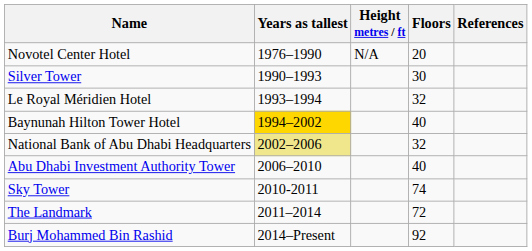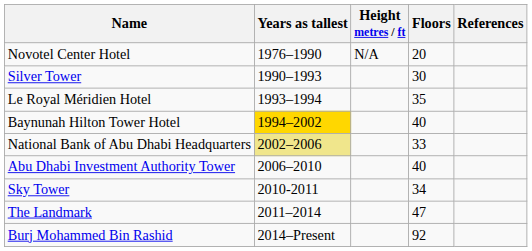(419, 99) 32 -> (419, 99) 35
(419, 144) 32 -> (419, 144) 33
(419, 189) 74 -> (419, 189) 34
(419, 212) 72 -> (419, 212) 47
